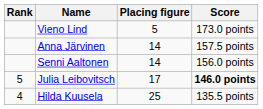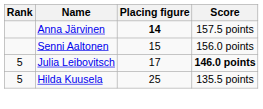- row: (62, 29)
(155, 46) normal -> (155, 29) bold
(155, 63) 14 -> (155, 46) 15
(20, 96) 4 -> (20, 79) 5
